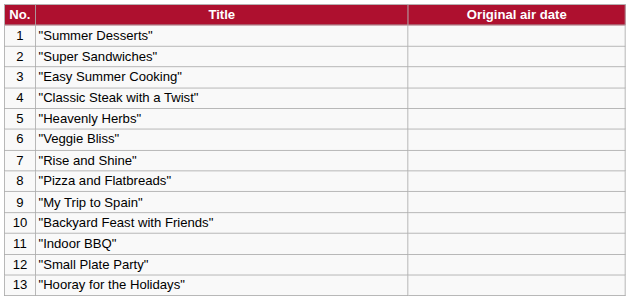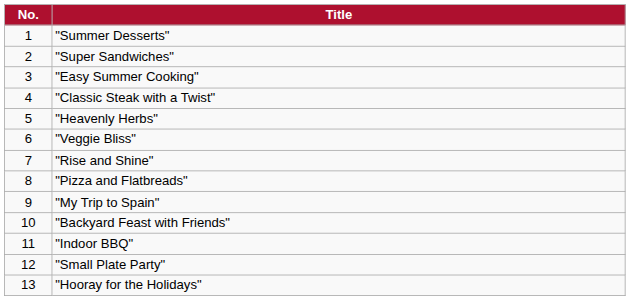- column: (517, 14)
